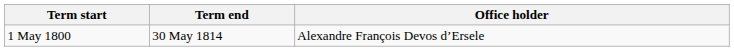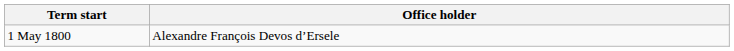- column: (222, 14)
